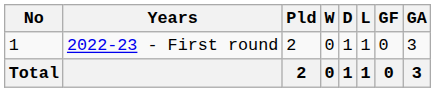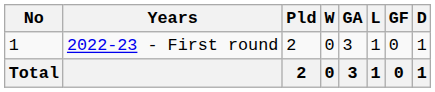columns swapped: (348, 18) <-> (417, 18)
